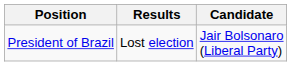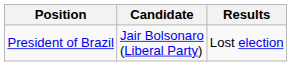columns swapped: (242, 14) <-> (157, 14)
